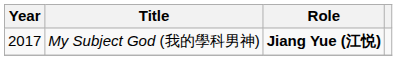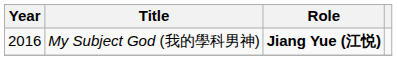(25, 41) 2017 -> (25, 41) 2016
